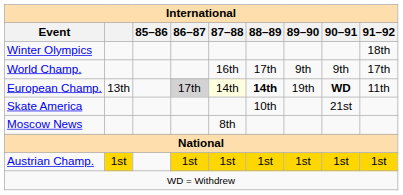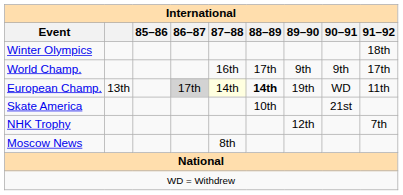(341, 87) bold -> (341, 87) normal
+ row: (39, 124)
- row: (51, 161)
